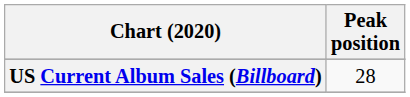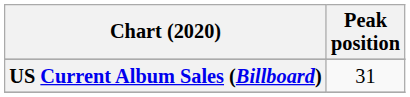(365, 75) 28 -> (365, 75) 31
